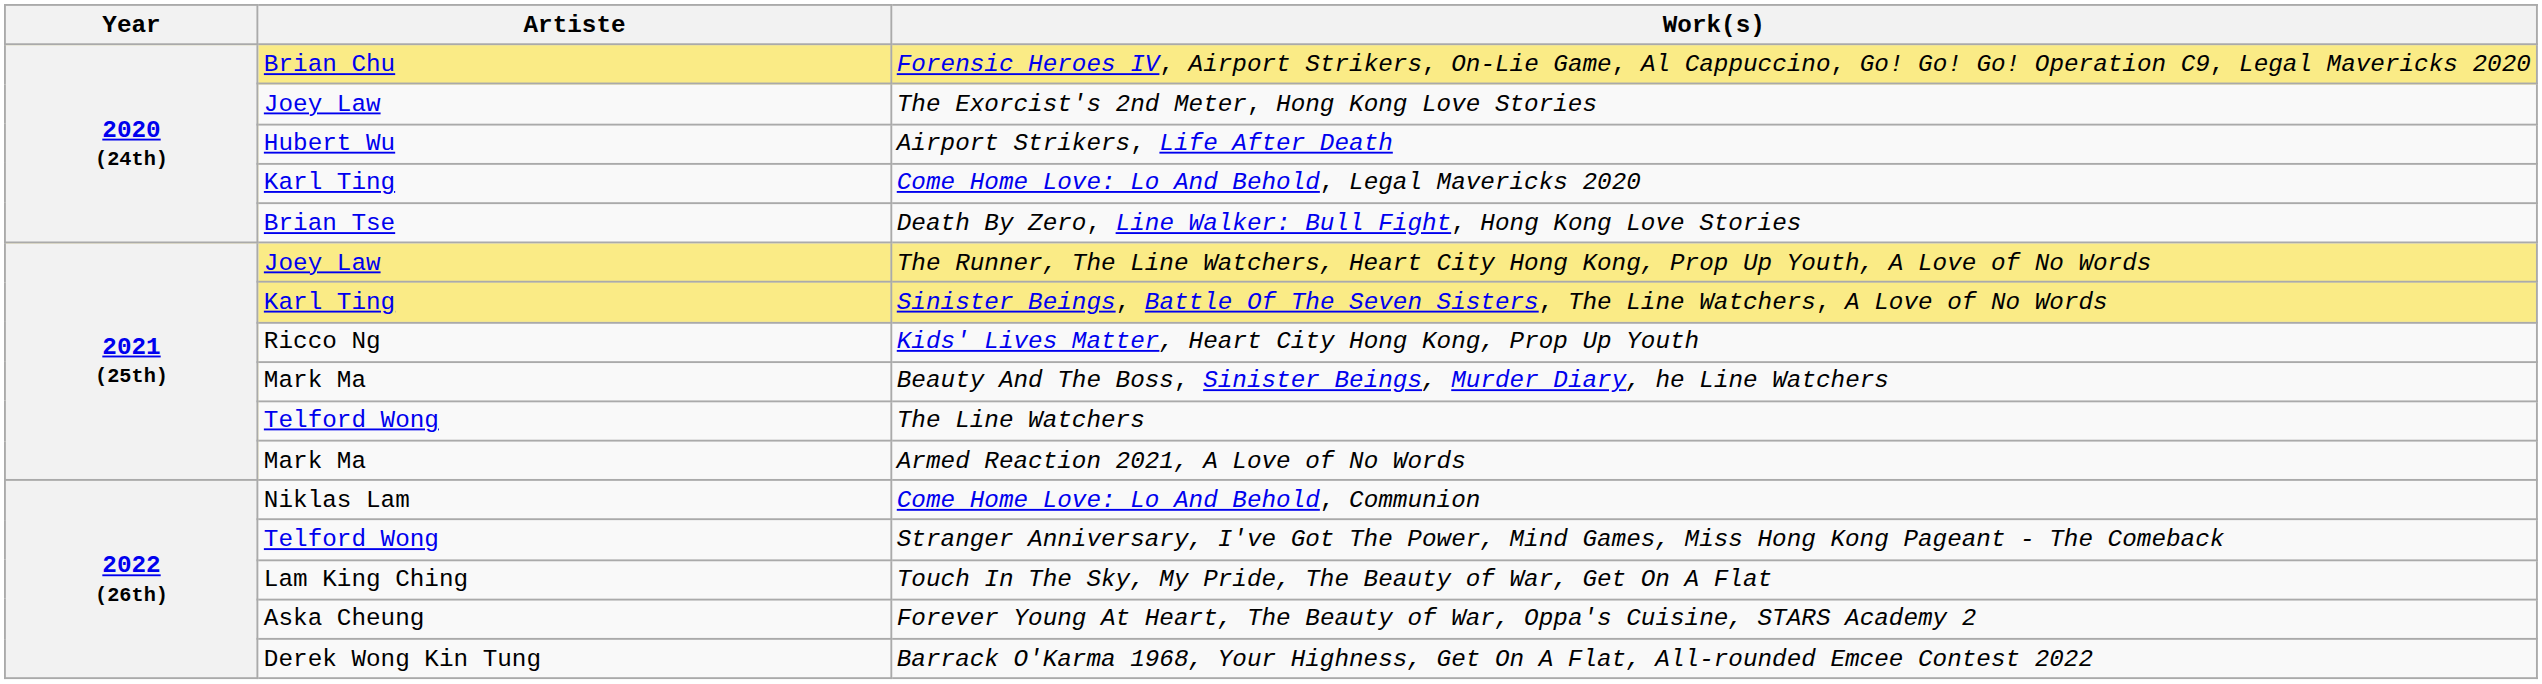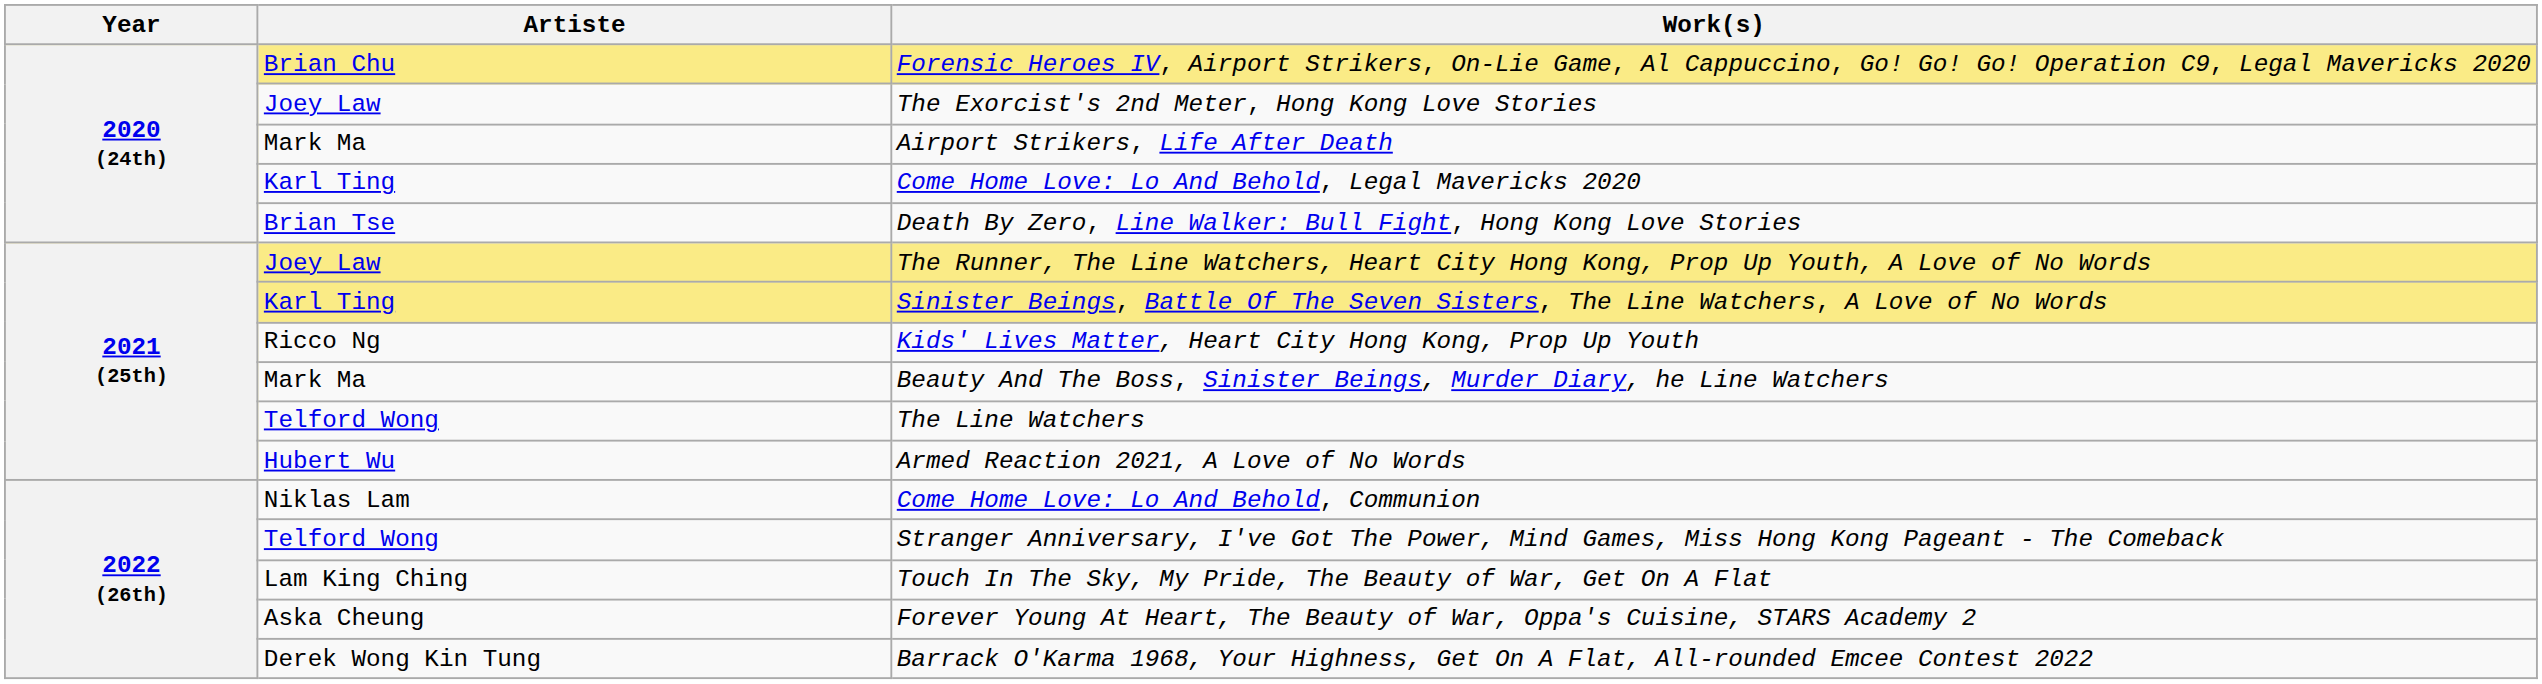(330, 144) Hubert Wu -> (315, 144) Mark Ma
(315, 461) Mark Ma -> (330, 461) Hubert Wu
